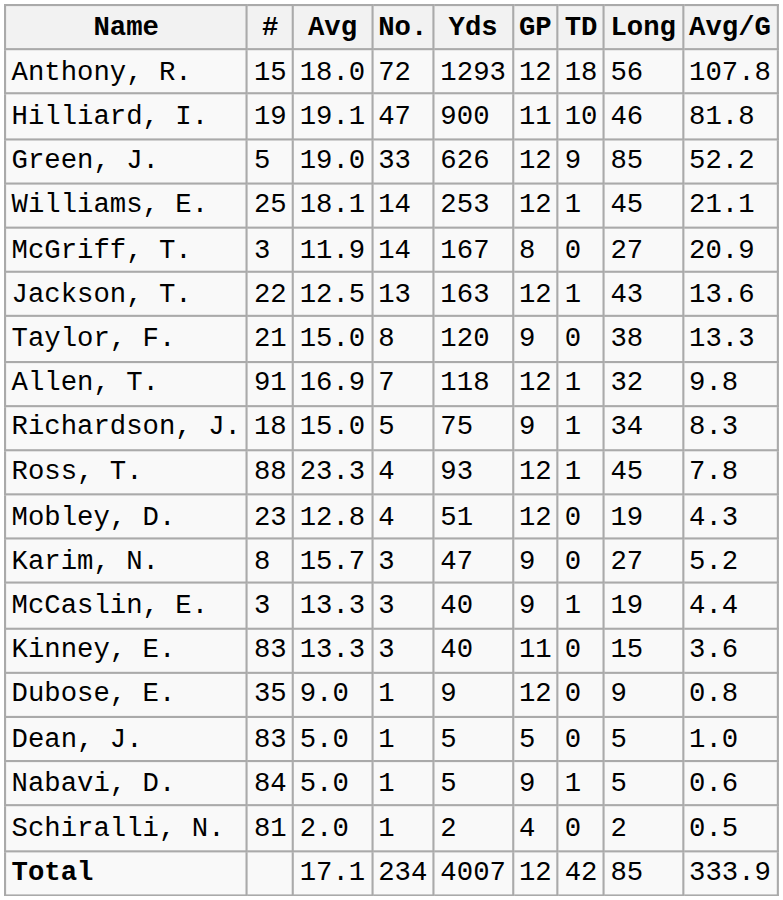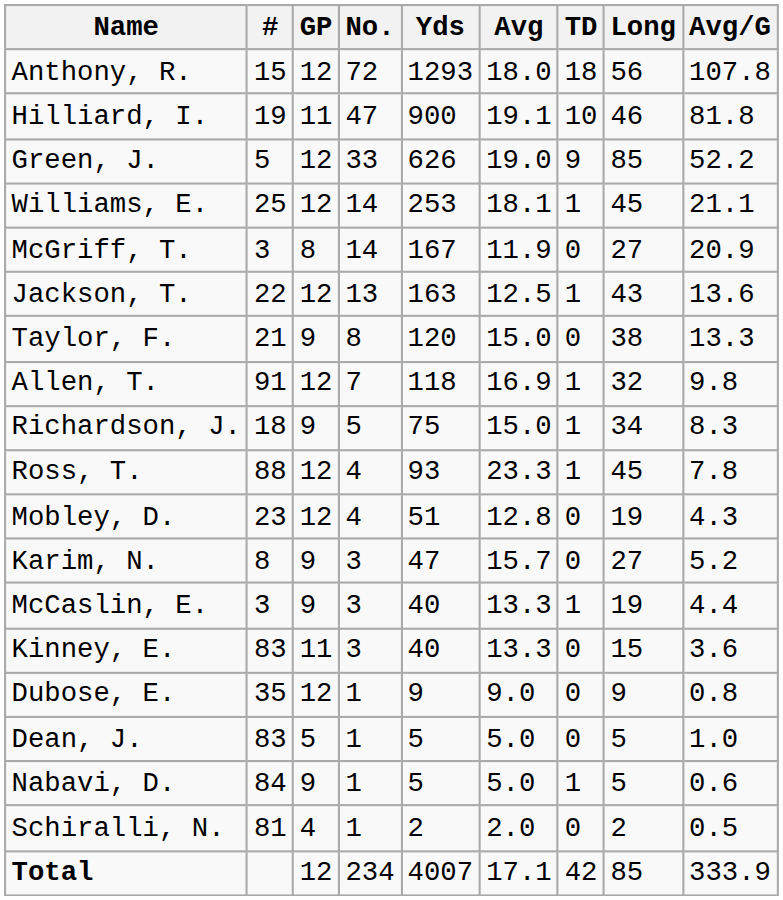columns swapped: (535, 27) <-> (332, 27)
